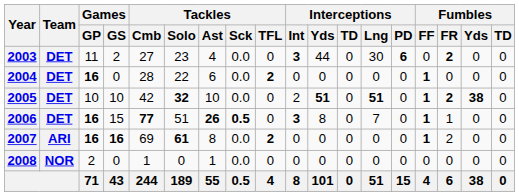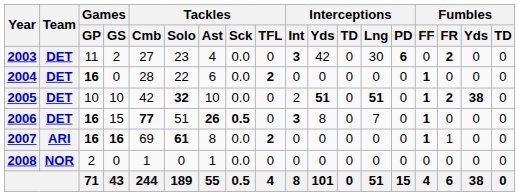(322, 56) 44 -> (322, 56) 42
(449, 118) 1 -> (449, 118) 0
(449, 139) 2 -> (449, 139) 1
